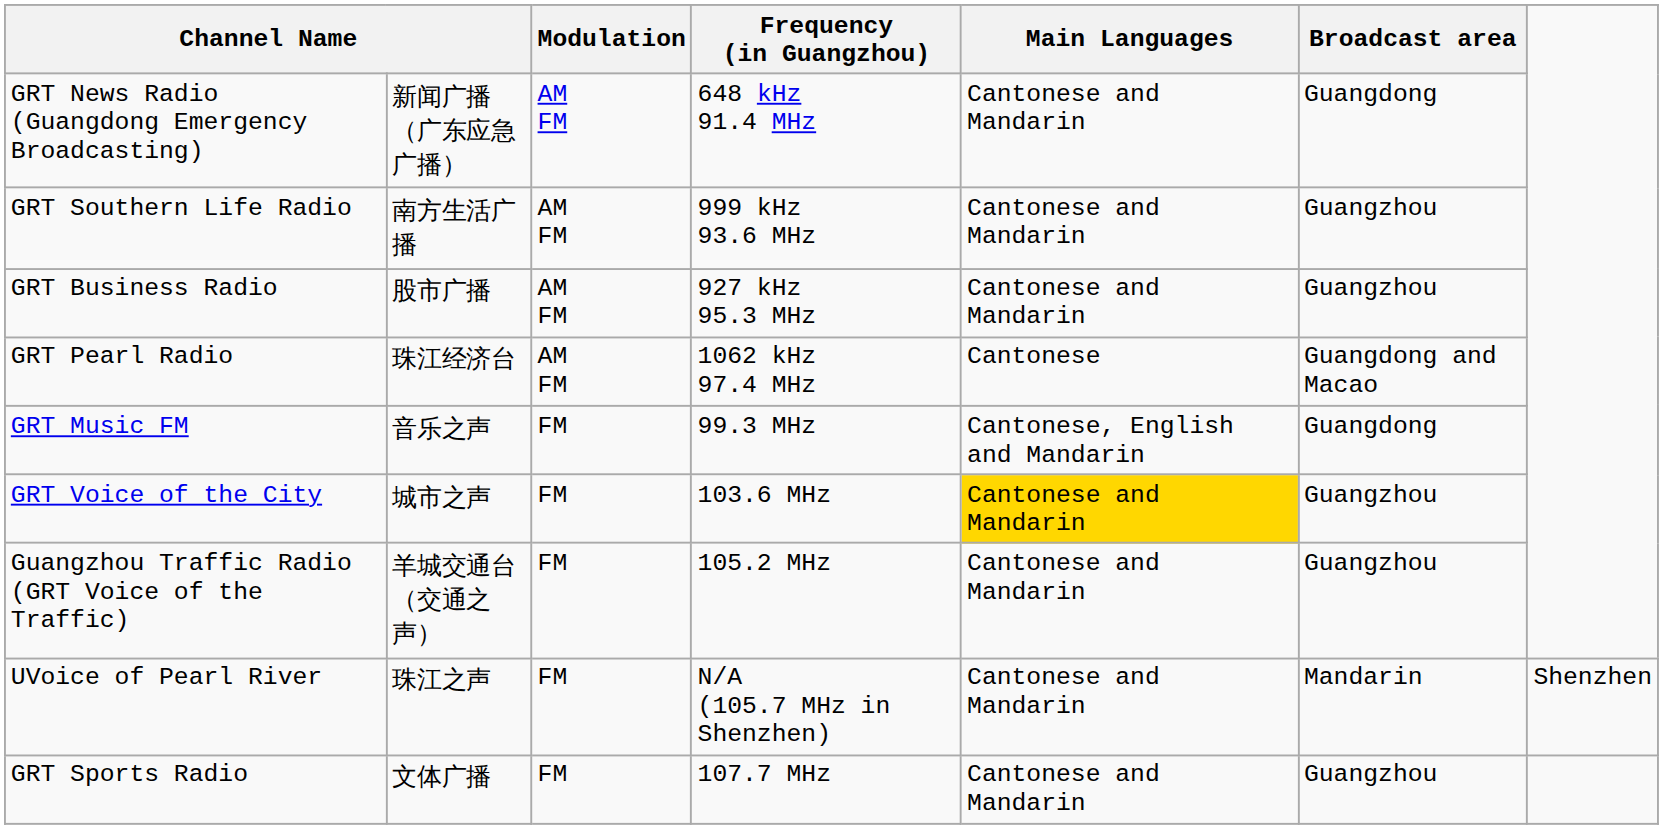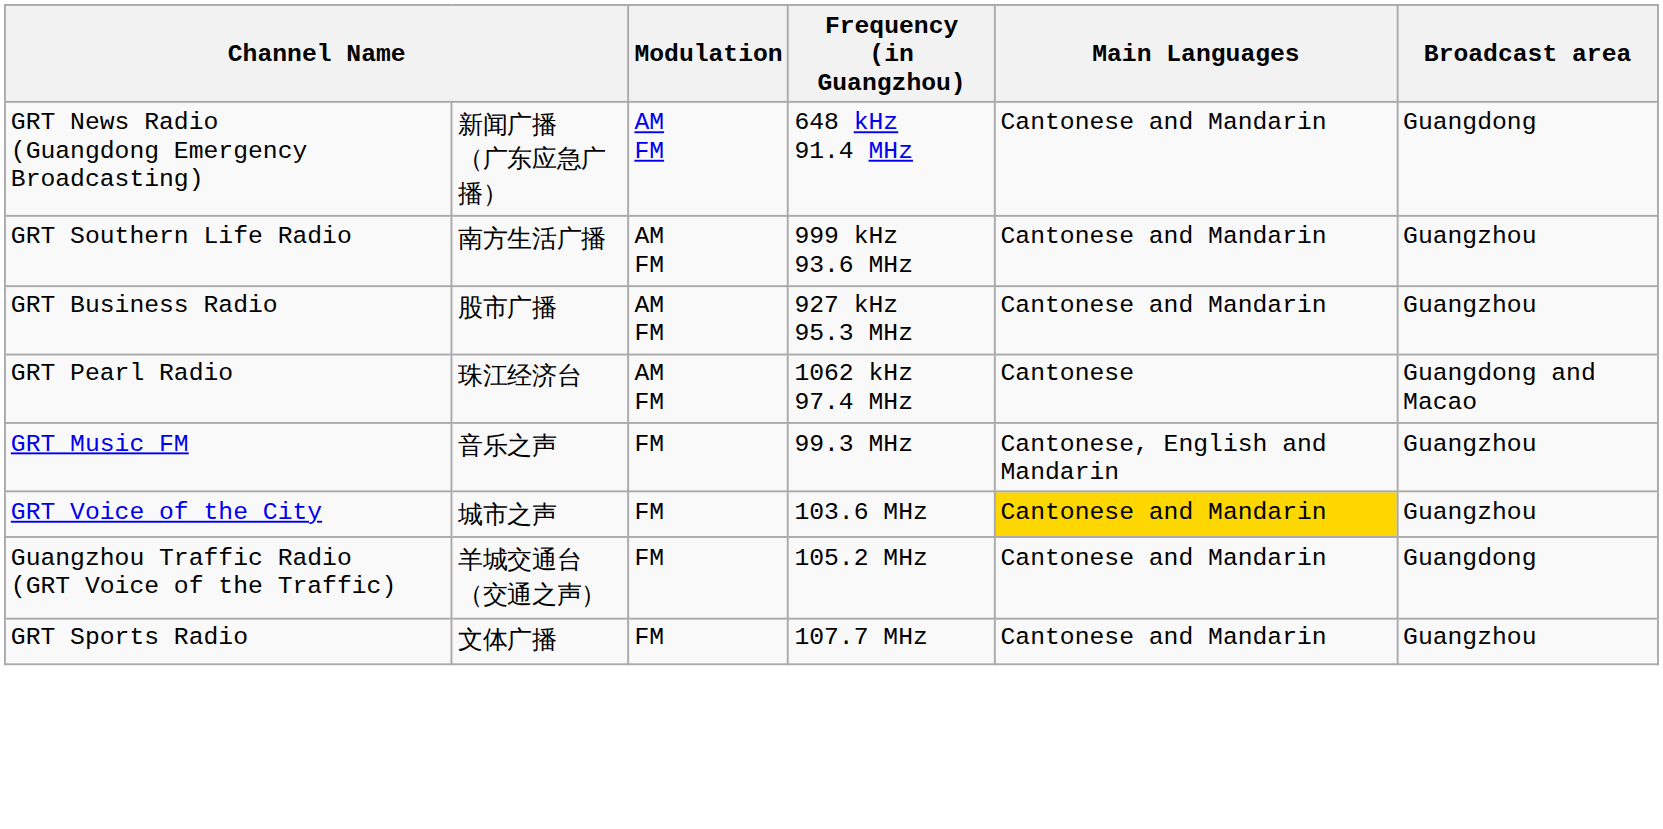(1371, 426) Guangdong -> (1470, 443) Guangzhou
(1371, 563) Guangzhou -> (1470, 558) Guangdong
- row: (166, 678)
